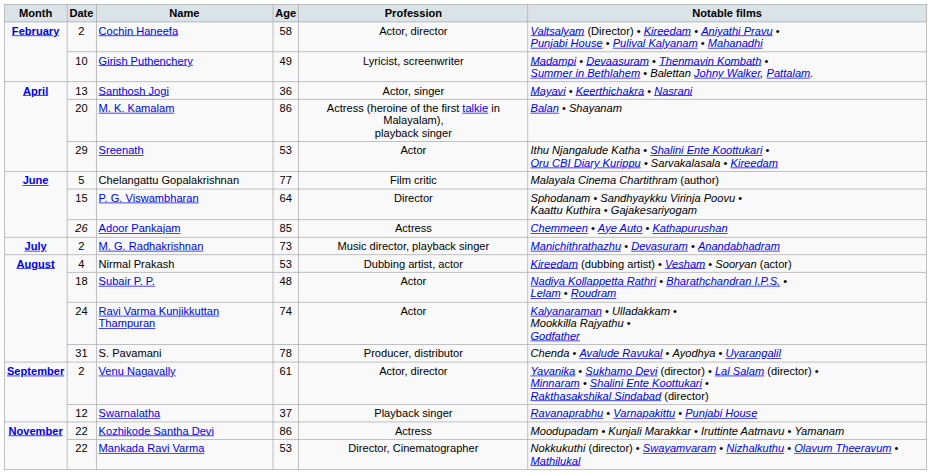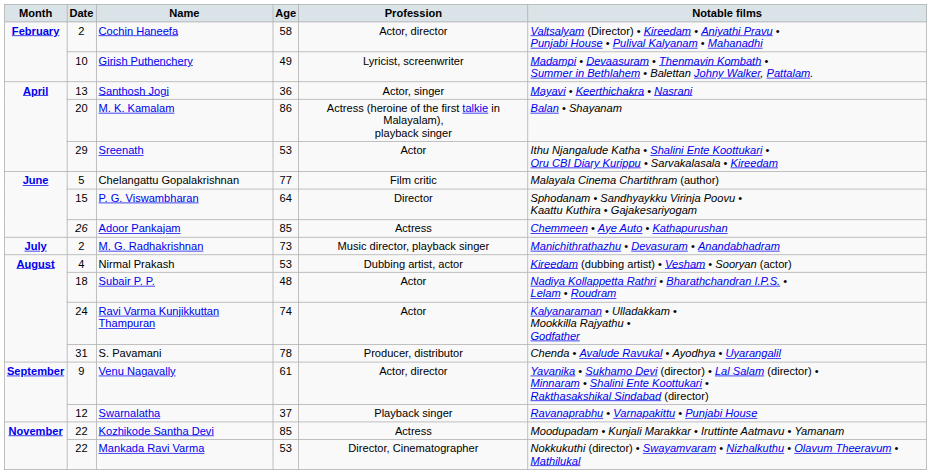(81, 371) 2 -> (81, 371) 9
(286, 431) 86 -> (286, 431) 85
